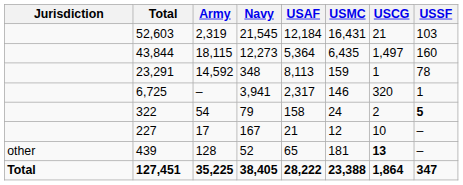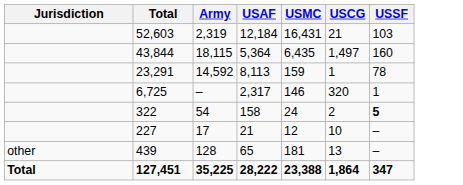- column: (259, 14)
(379, 151) bold -> (335, 151) normal
